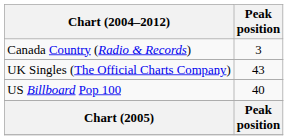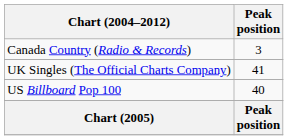(258, 69) 43 -> (258, 69) 41
